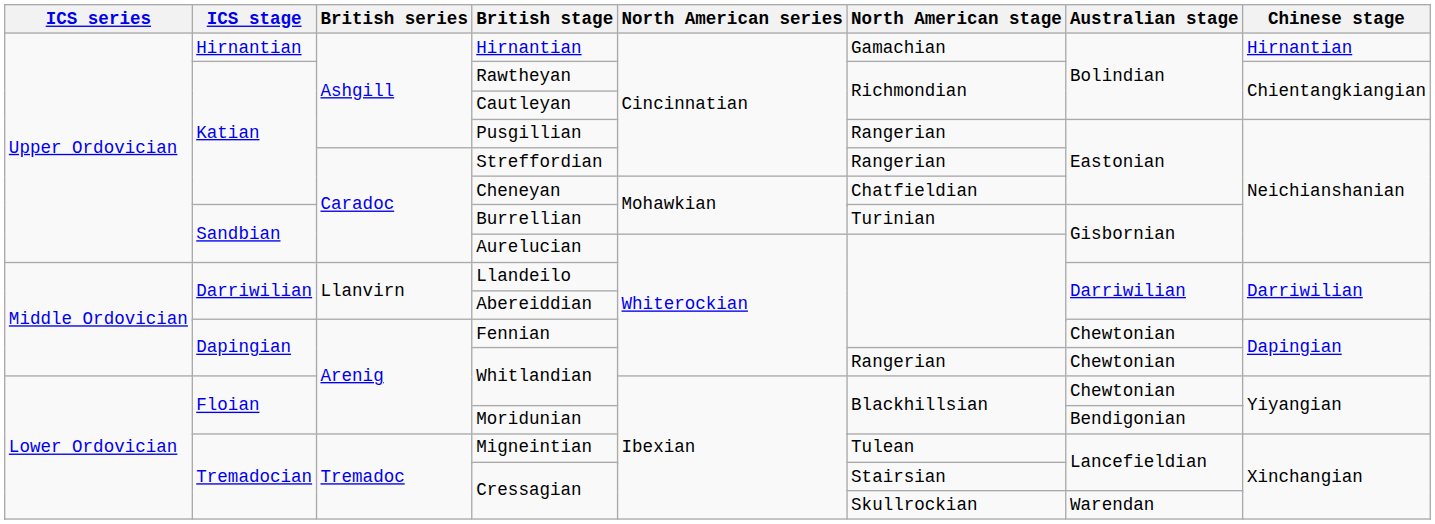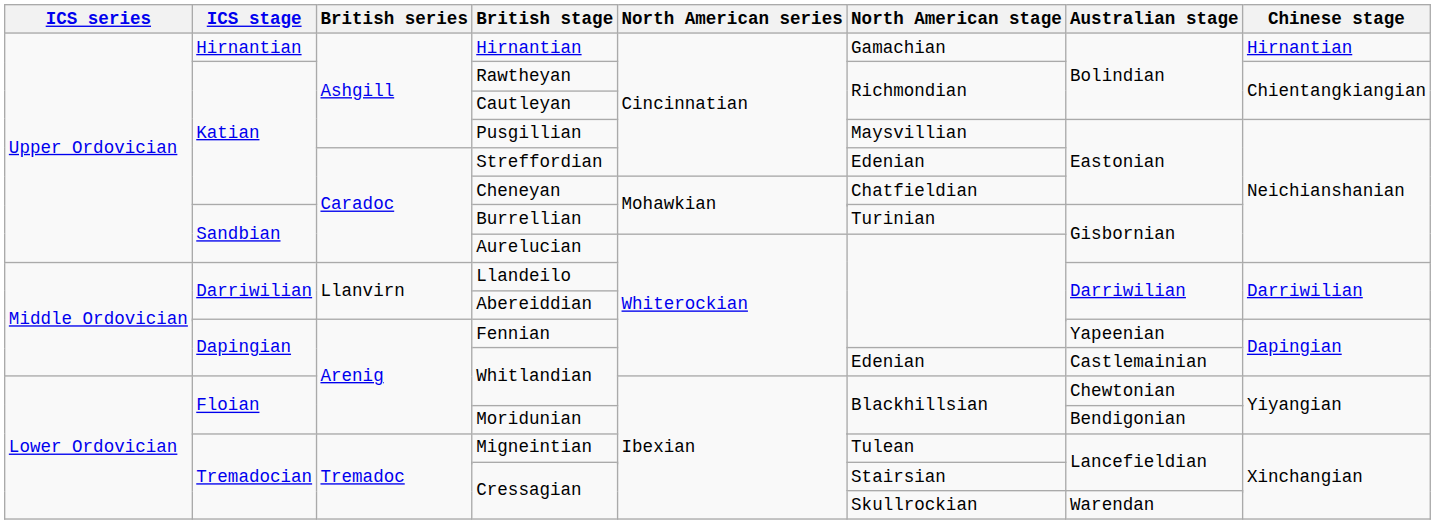(898, 133) Rangerian -> (909, 133) Maysvillian
(898, 162) Rangerian -> (888, 162) Edenian
(1123, 334) Chewtonian -> (1117, 334) Yapeenian
(898, 362) Rangerian -> (888, 362) Edenian
(1123, 362) Chewtonian -> (1139, 362) Castlemainian
